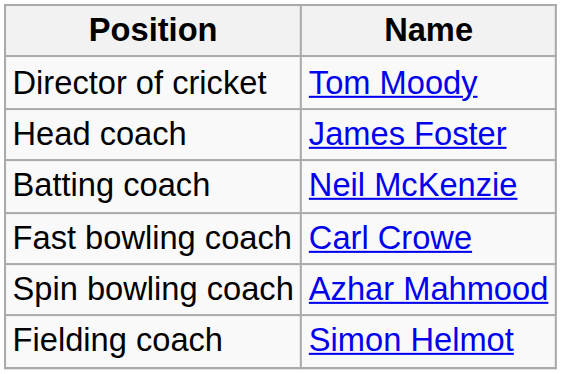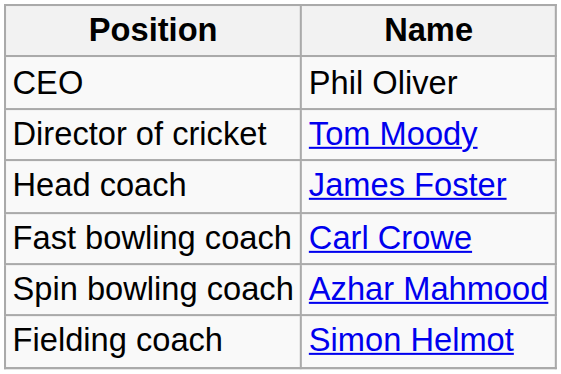+ row: (48, 82)
- row: (111, 185)
